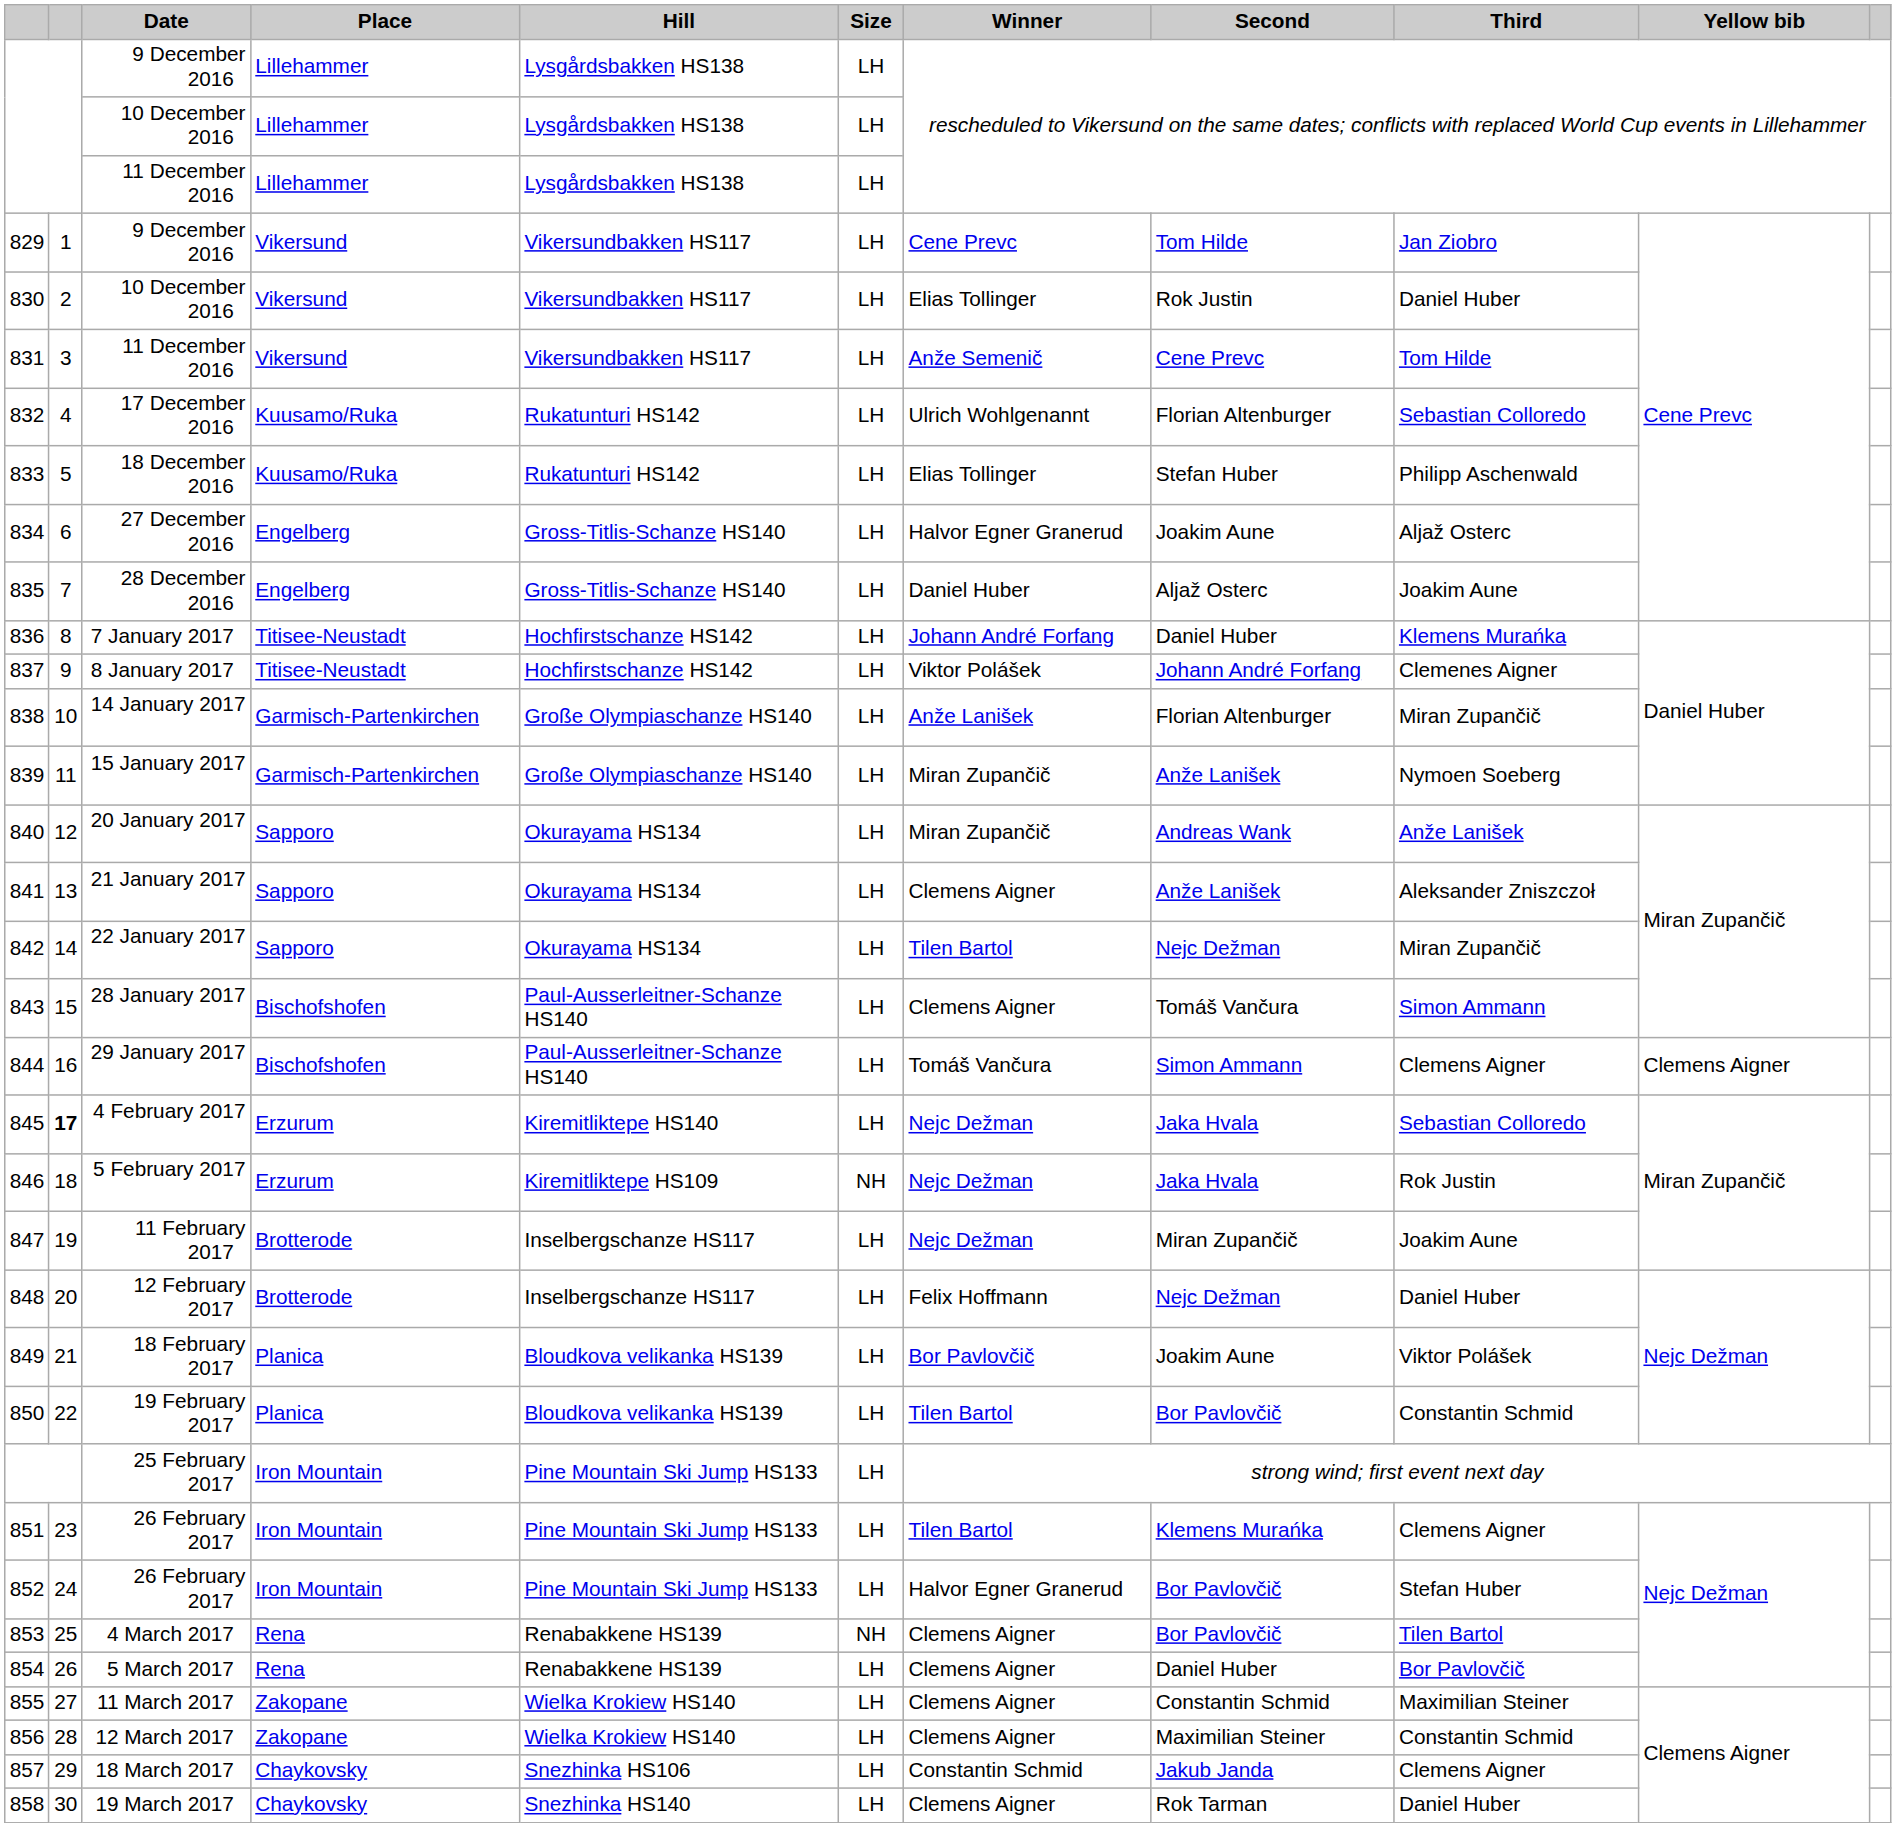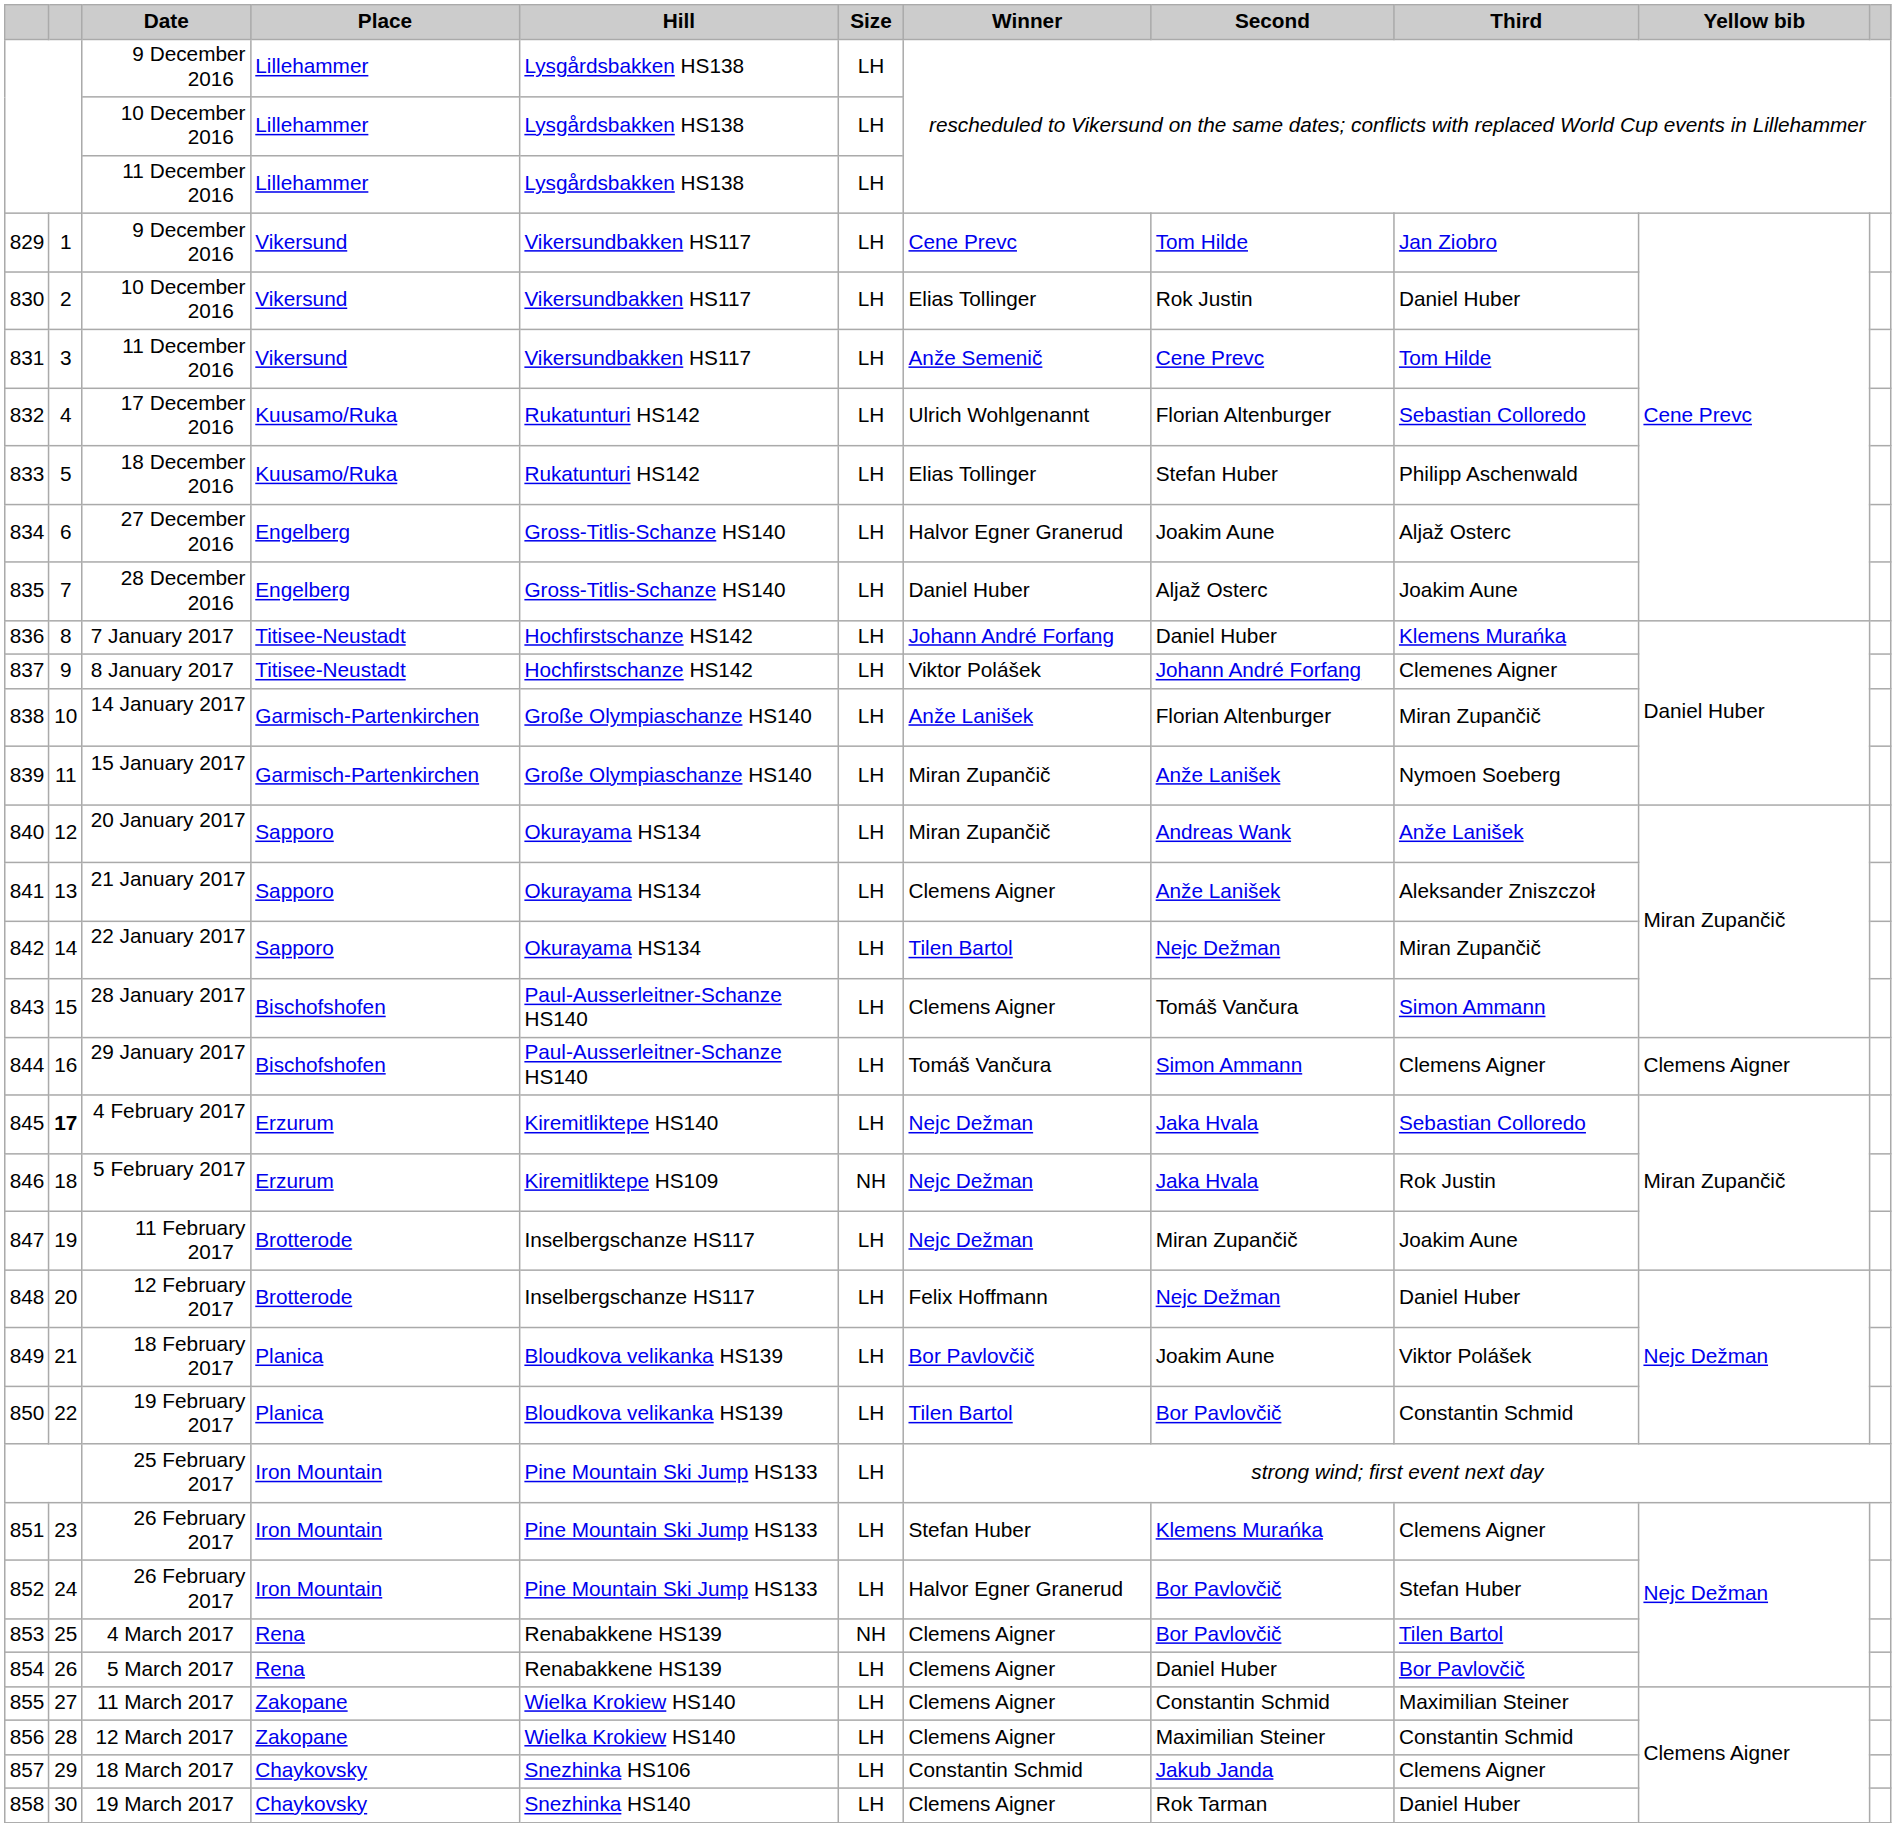(961, 1530) Tilen Bartol -> (970, 1530) Stefan Huber
